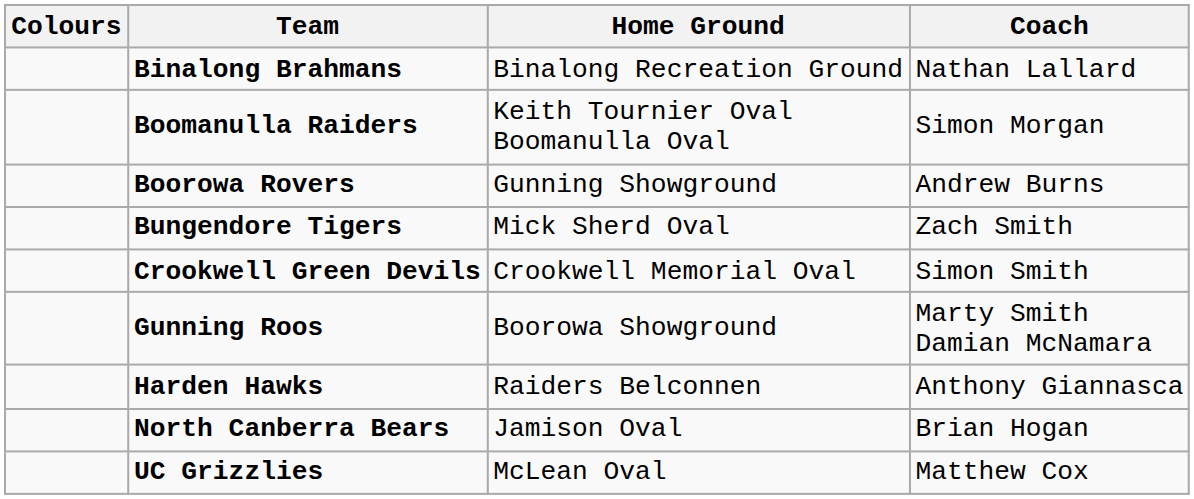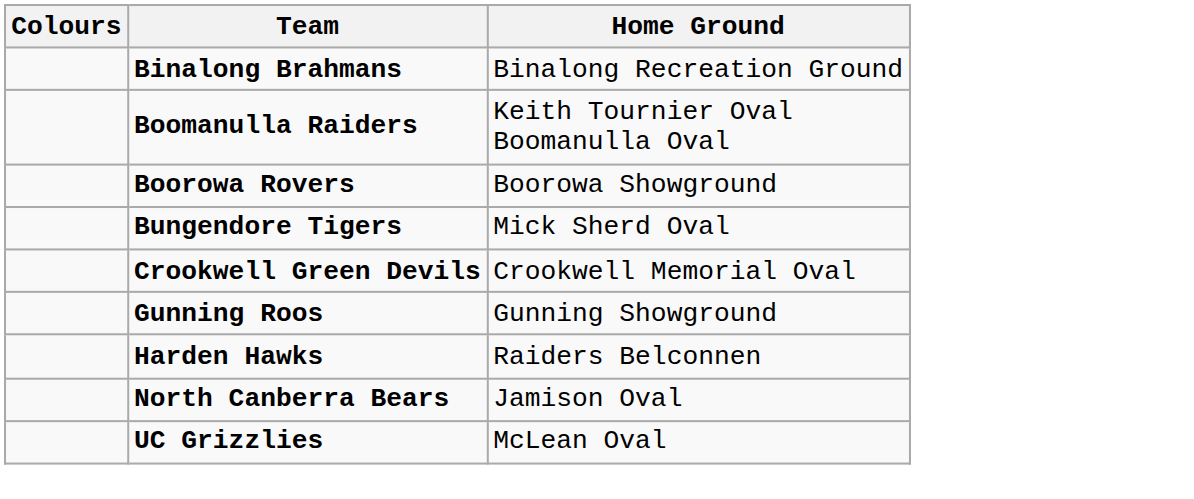- column: (1049, 26)
(635, 185) Gunning Showground -> (635, 185) Boorowa Showground
(635, 329) Boorowa Showground -> (635, 314) Gunning Showground
